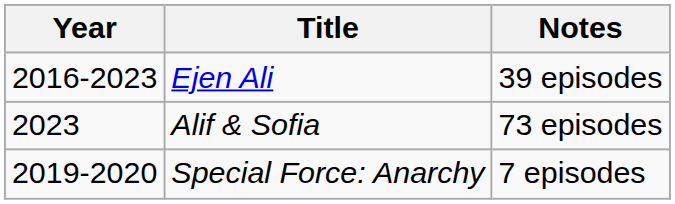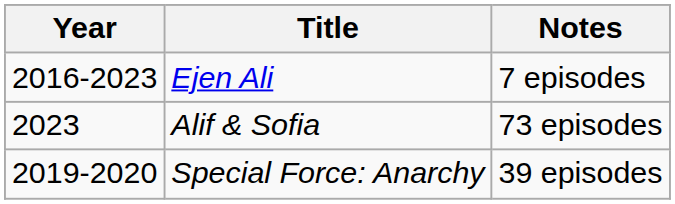(580, 76) 39 episodes -> (572, 76) 7 episodes
(572, 173) 7 episodes -> (580, 173) 39 episodes
